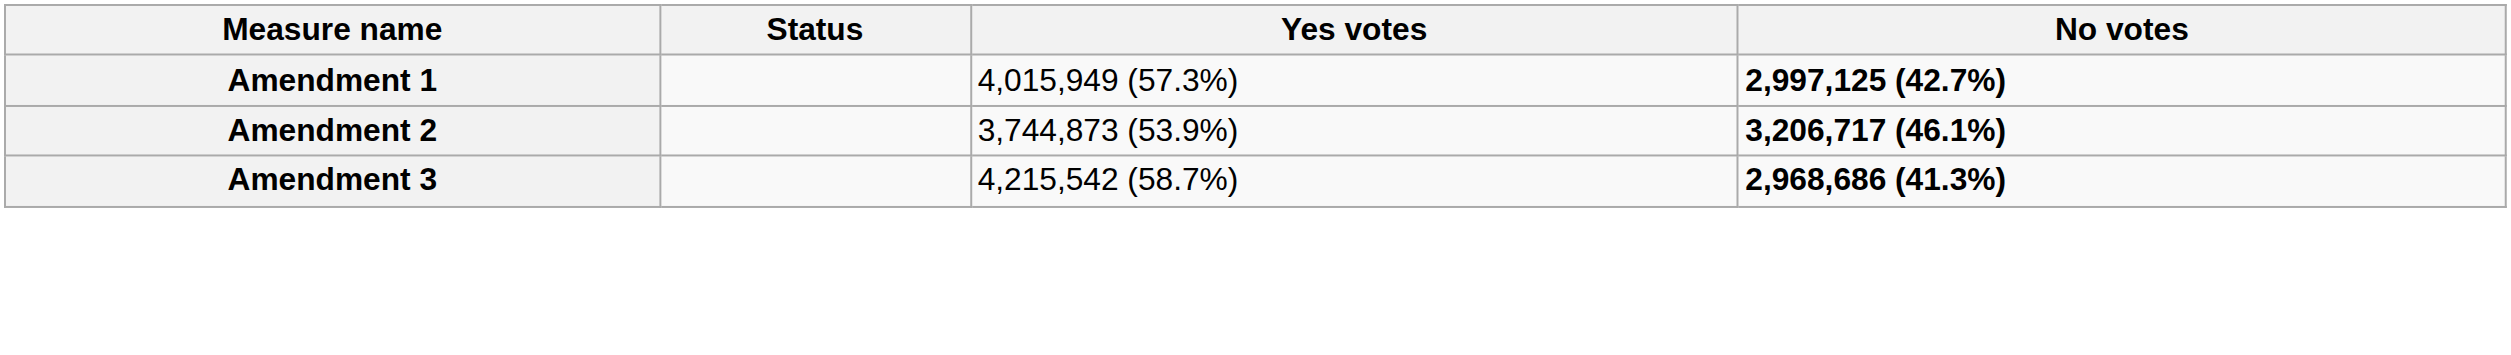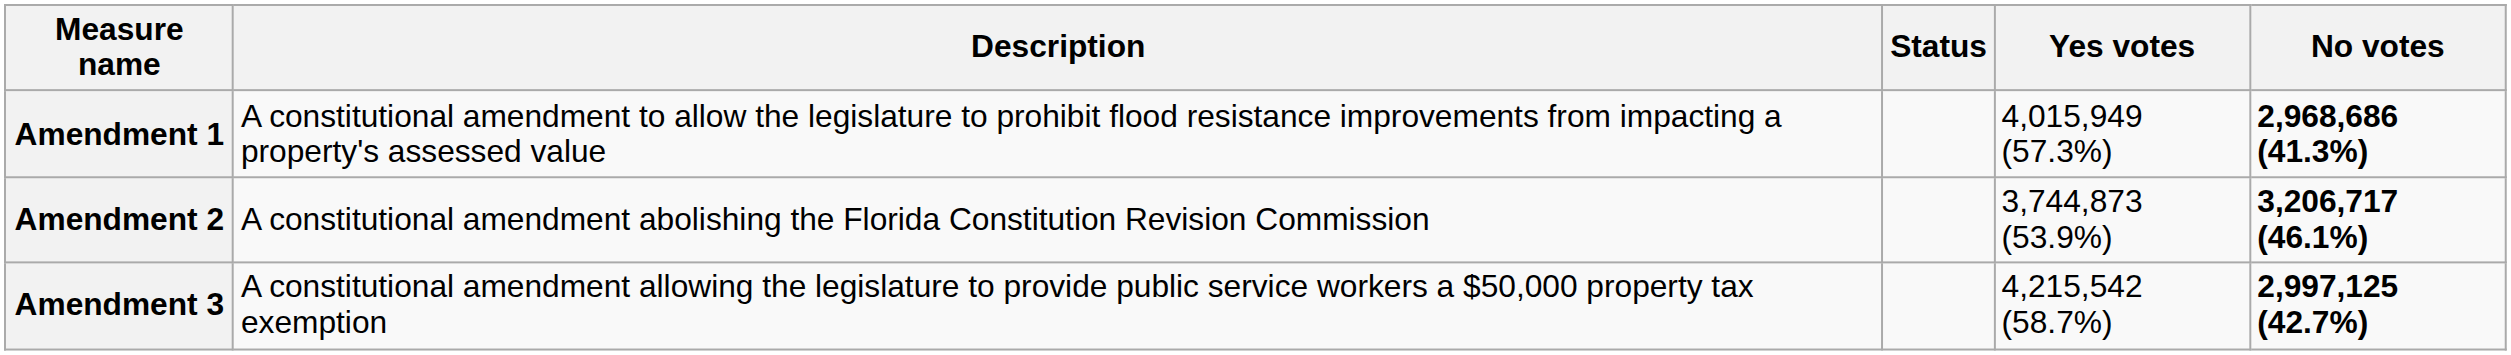+ column: (1058, 47)
(1876, 79) 2,997,125 (42.7%) -> (2328, 133) 2,968,686 (41.3%)
(1876, 180) 2,968,686 (41.3%) -> (2328, 305) 2,997,125 (42.7%)
